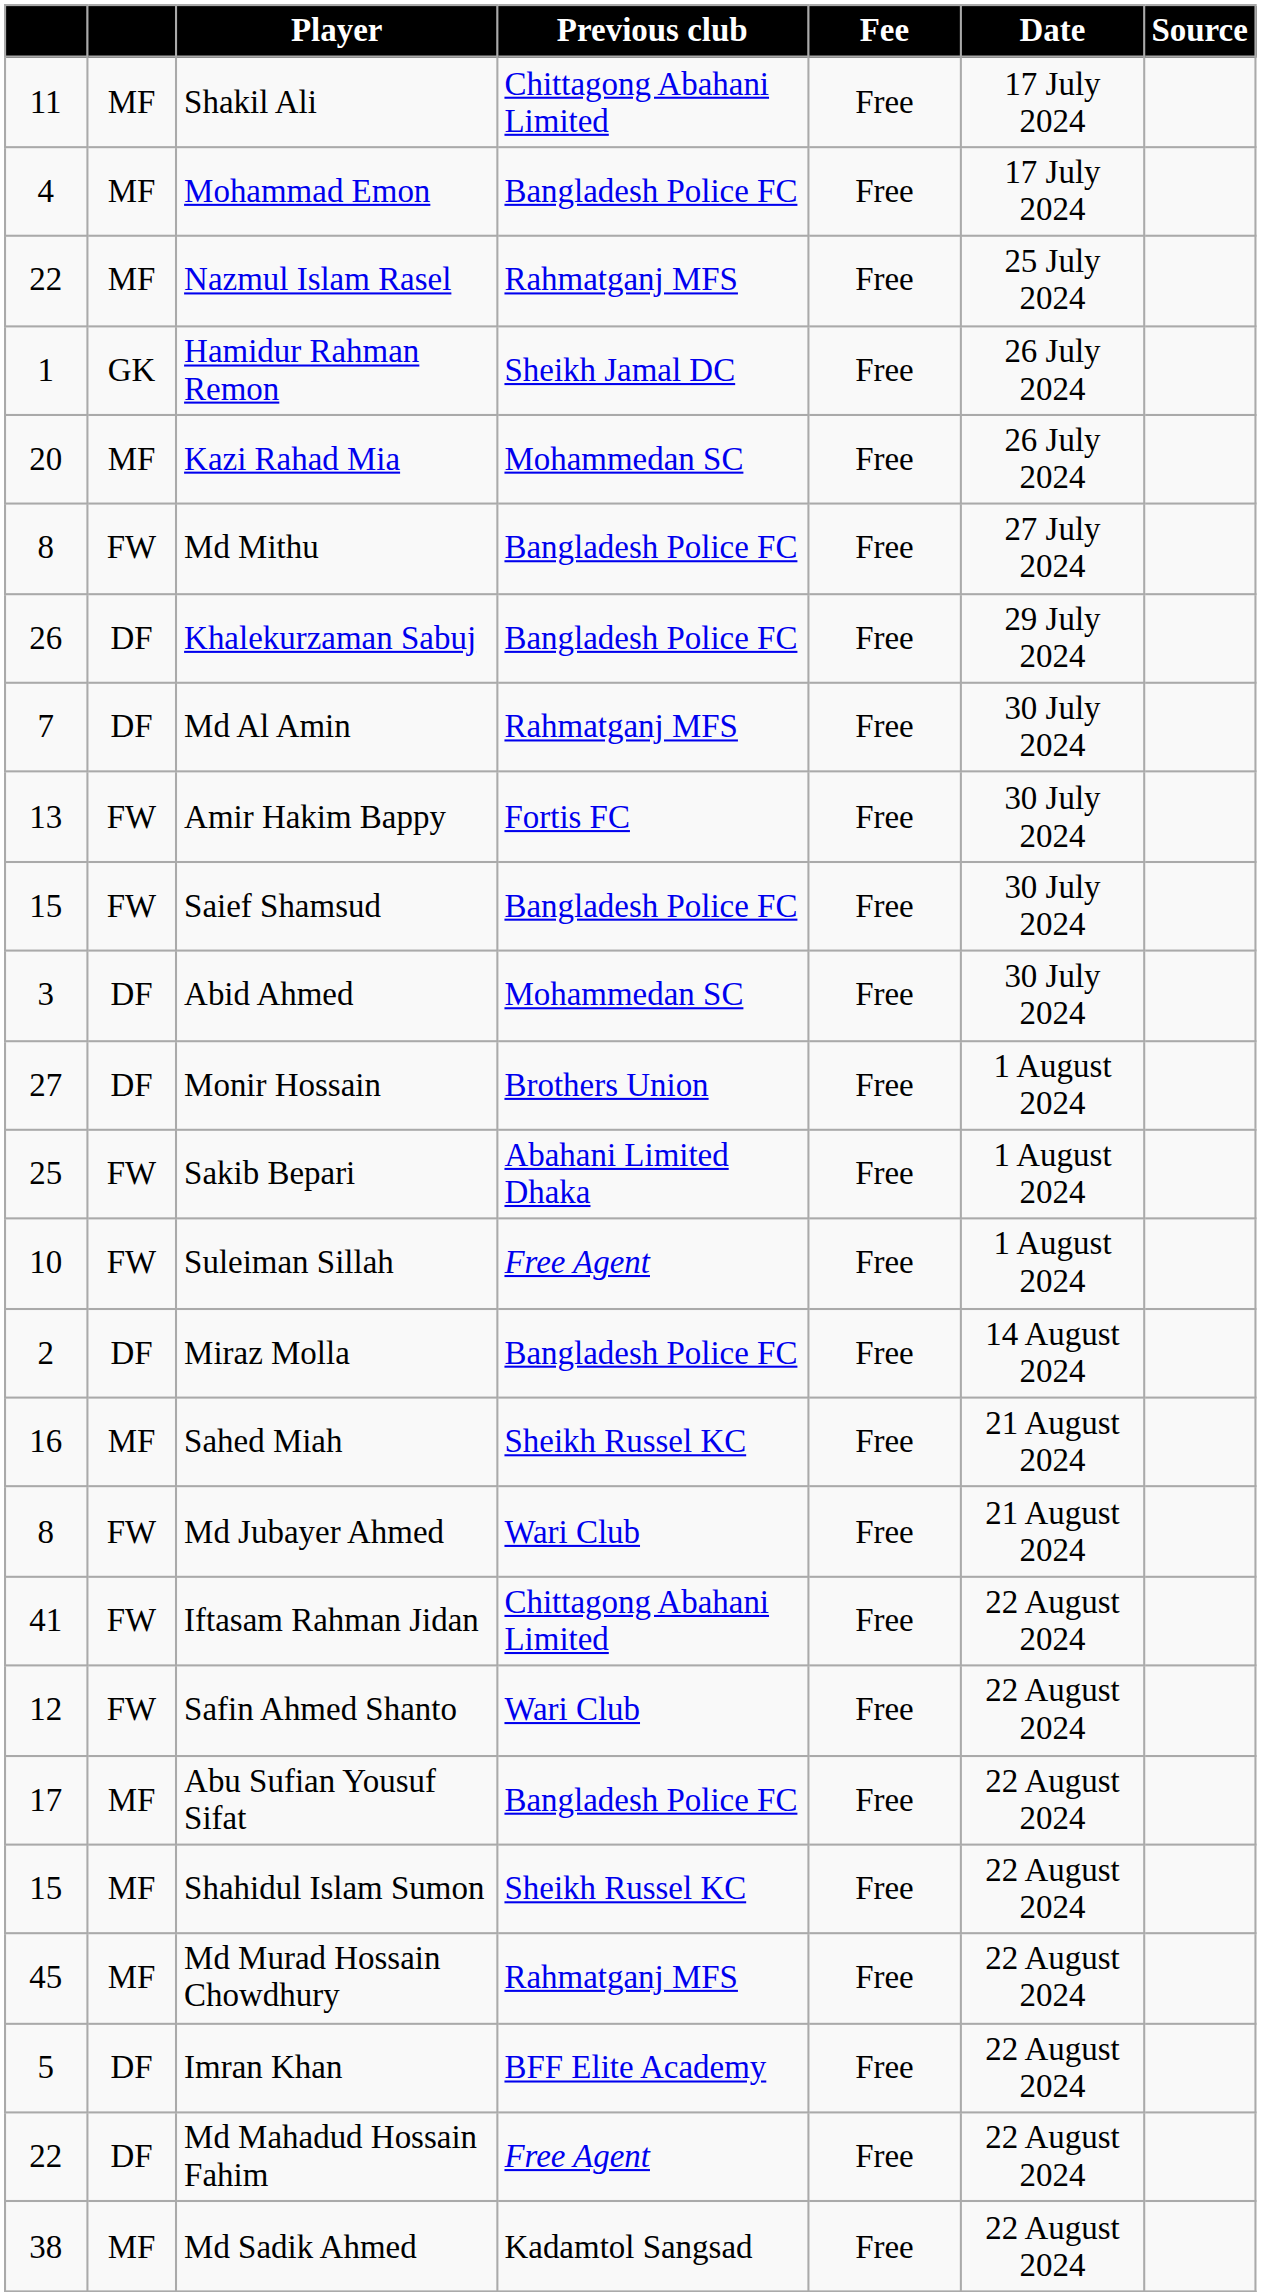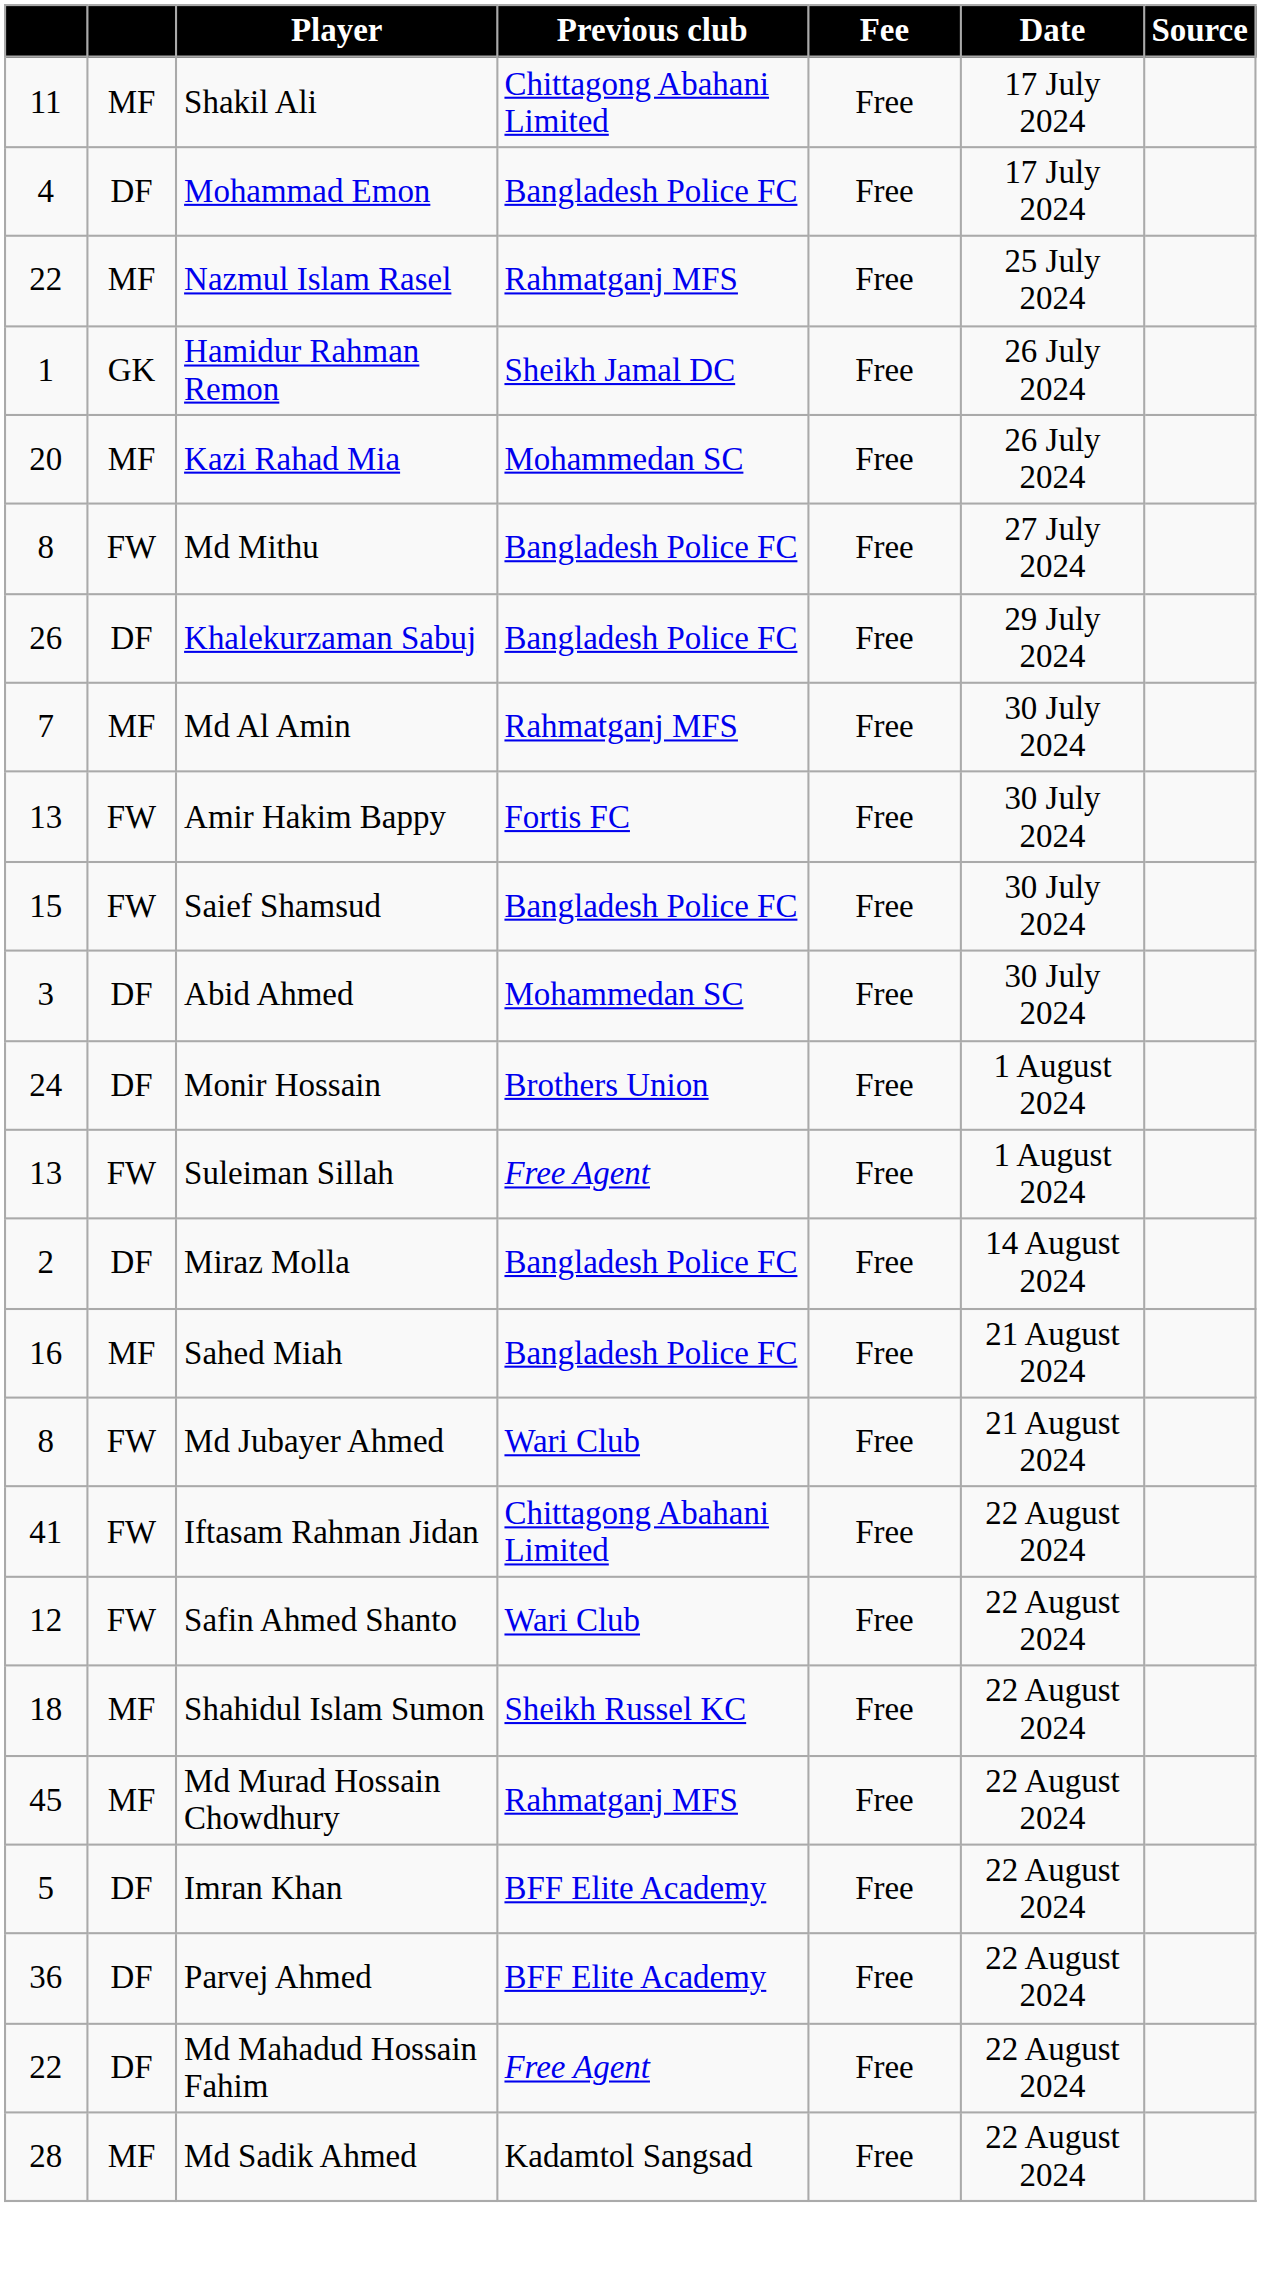(131, 190) MF -> (131, 190) DF
(131, 726) DF -> (131, 726) MF
(46, 1084) 27 -> (46, 1084) 24
- row: (270, 1173)
(46, 1263) 10 -> (46, 1173) 13
(625, 1441) Sheikh Russel KC -> (651, 1352) Bangladesh Police FC
- row: (310, 1799)
(46, 1888) 15 -> (46, 1709) 18
+ row: (278, 1977)
(46, 2245) 38 -> (46, 2156) 28
